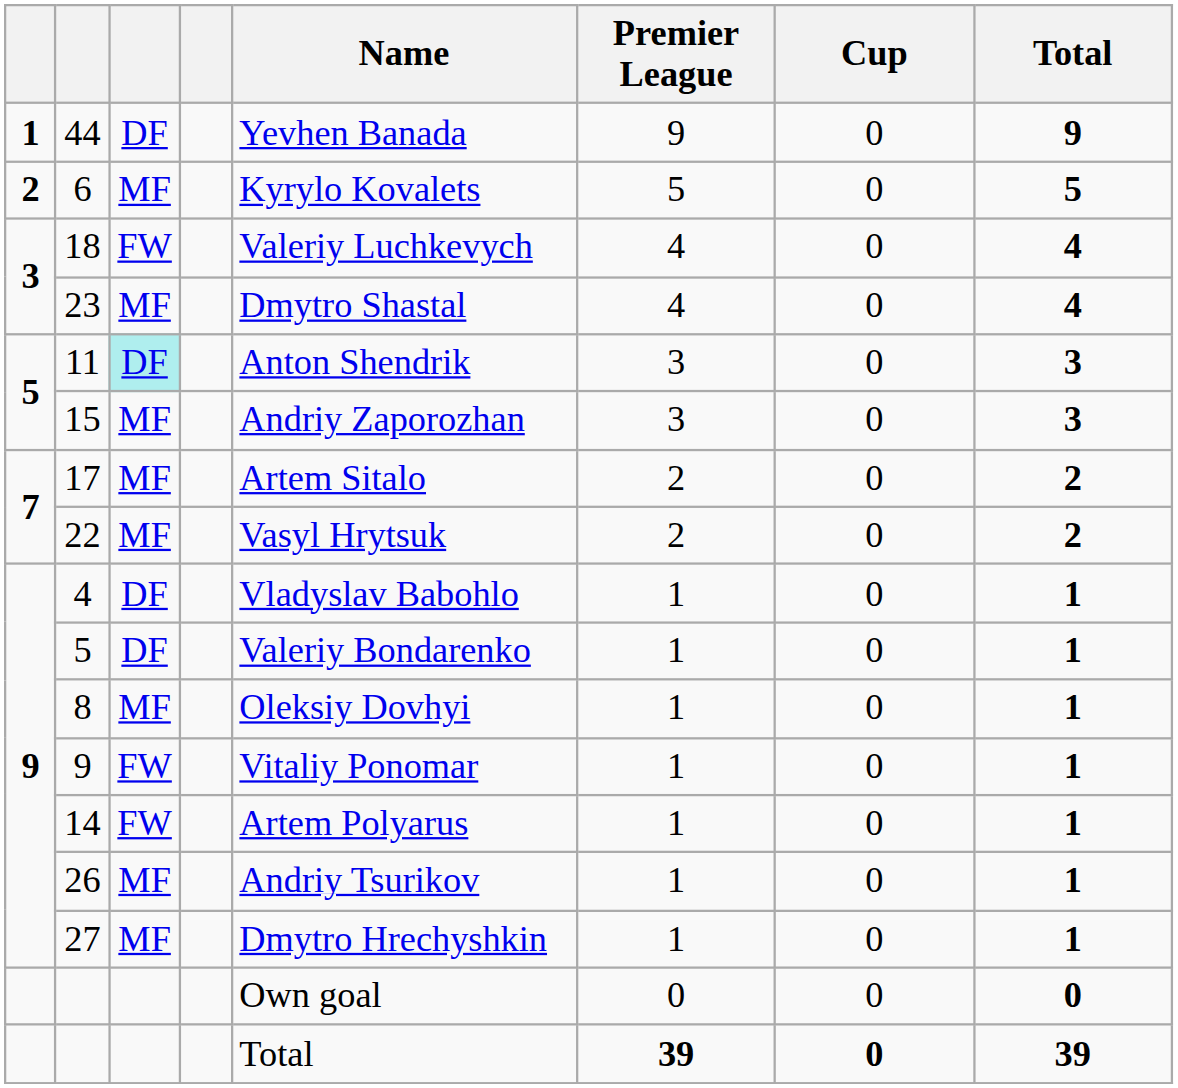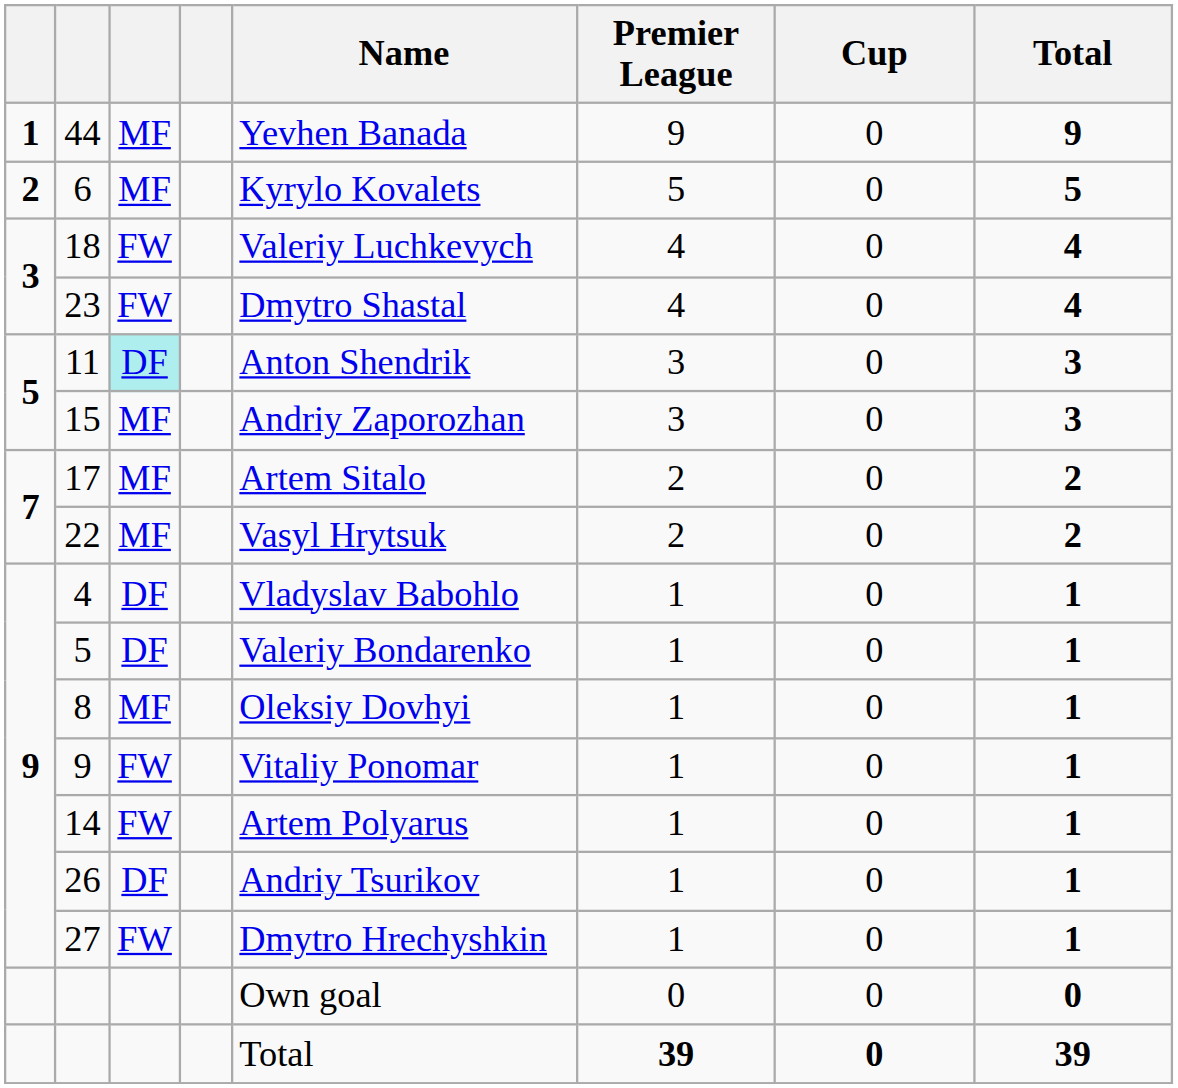(145, 131) DF -> (145, 131) MF
(145, 304) MF -> (145, 304) FW
(145, 880) MF -> (145, 880) DF
(145, 938) MF -> (145, 938) FW
